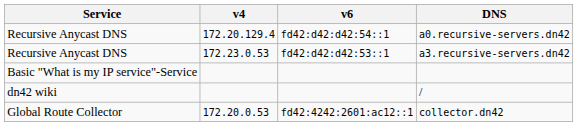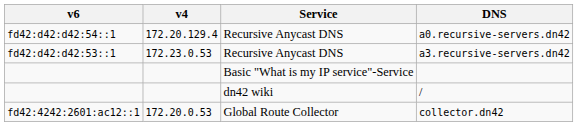columns swapped: (102, 14) <-> (347, 14)
